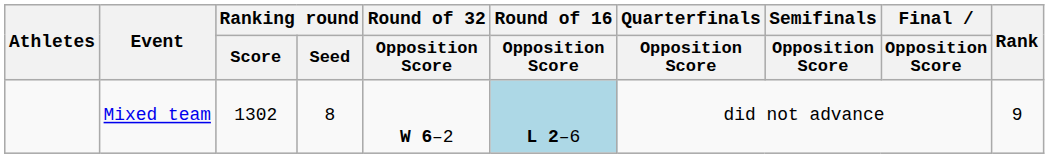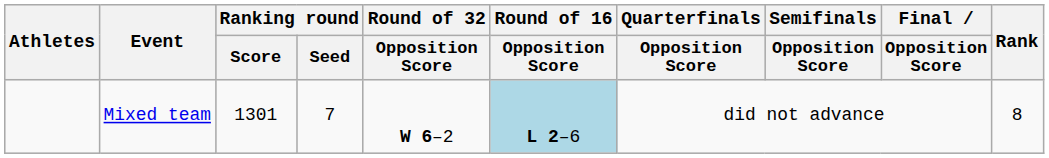(256, 116) 1302 -> (256, 116) 1301
(330, 116) 8 -> (330, 116) 7
(1017, 116) 9 -> (1017, 116) 8
